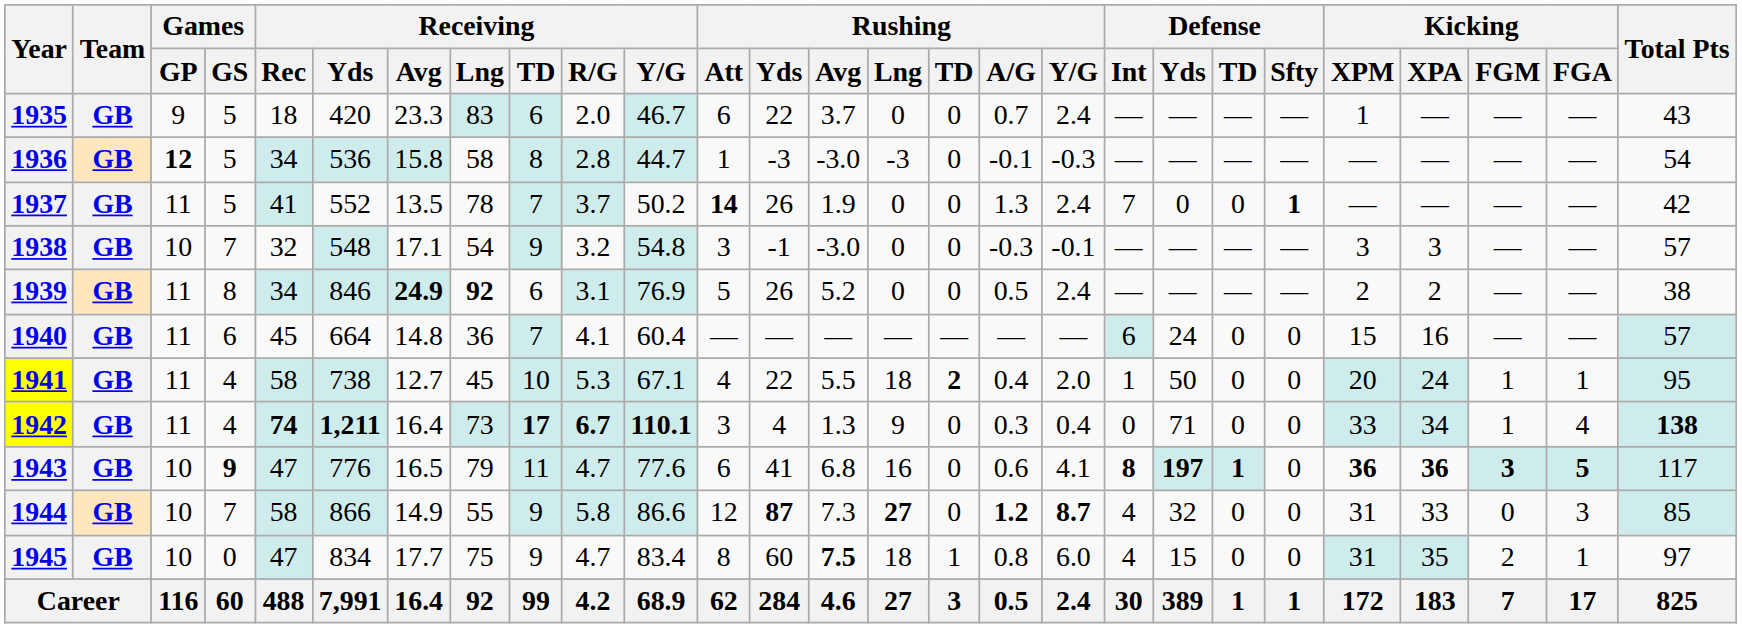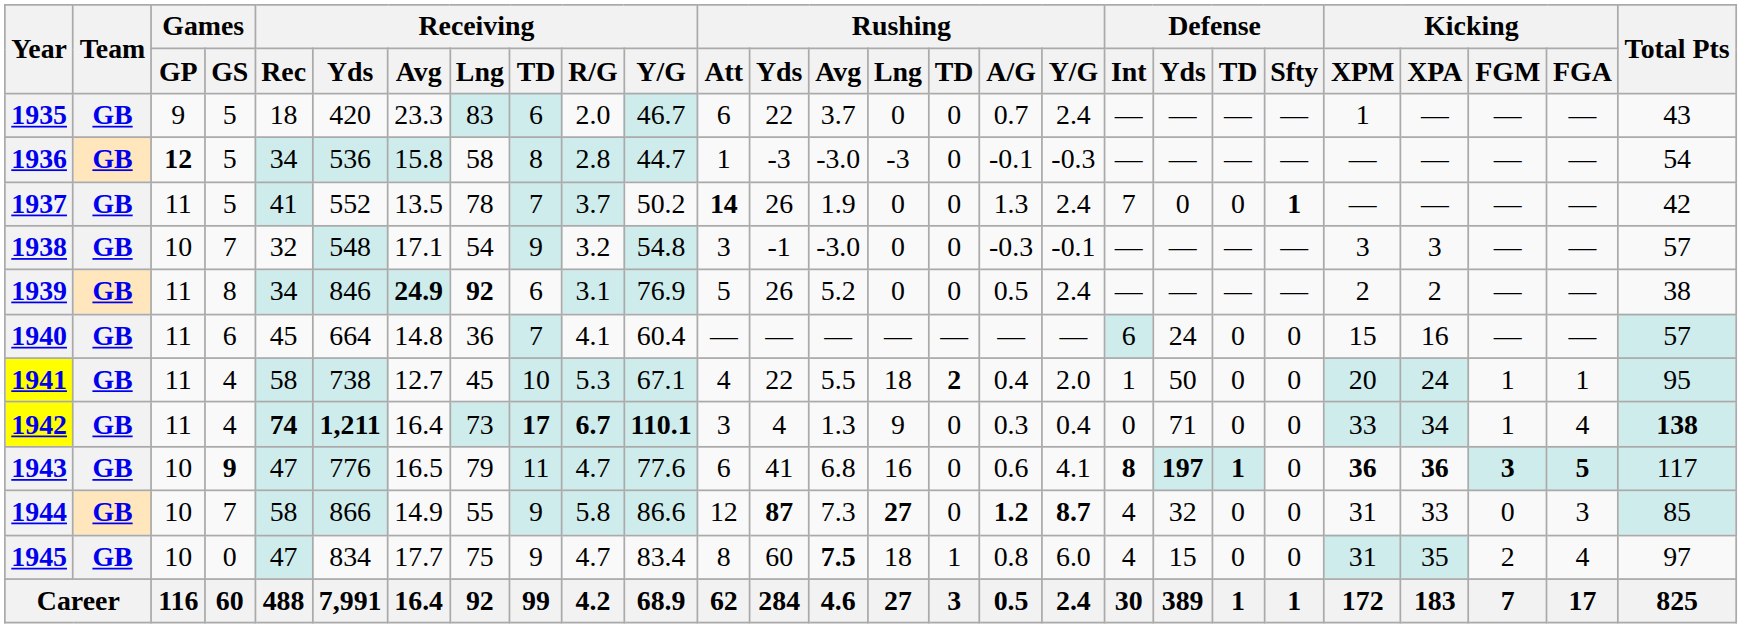(1582, 556) 1 -> (1582, 556) 4
